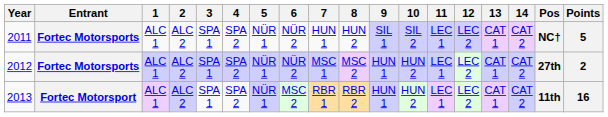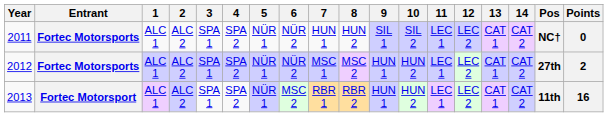(583, 37) 5 -> (583, 37) 0
